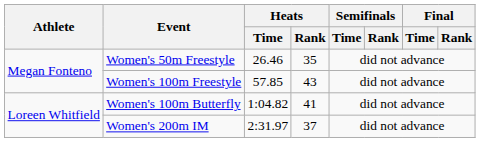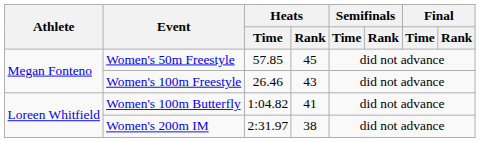(268, 60) 26.46 -> (268, 60) 57.85
(310, 60) 35 -> (310, 60) 45
(268, 82) 57.85 -> (268, 82) 26.46
(310, 126) 37 -> (310, 126) 38
